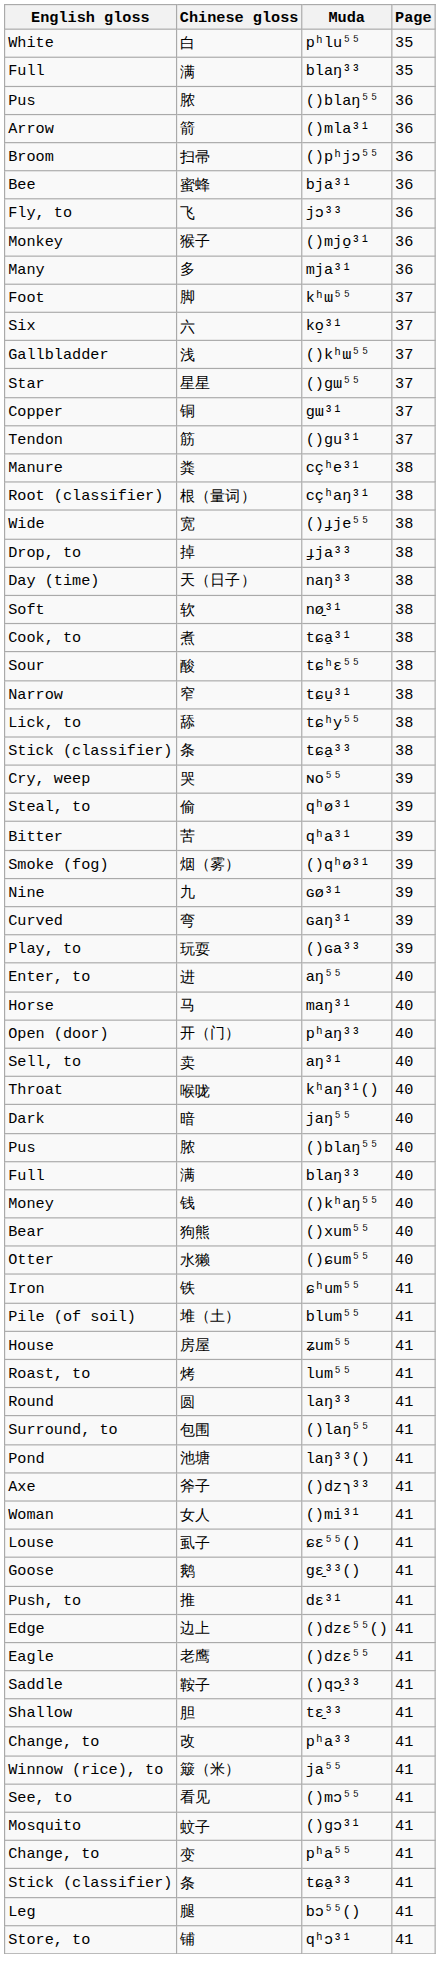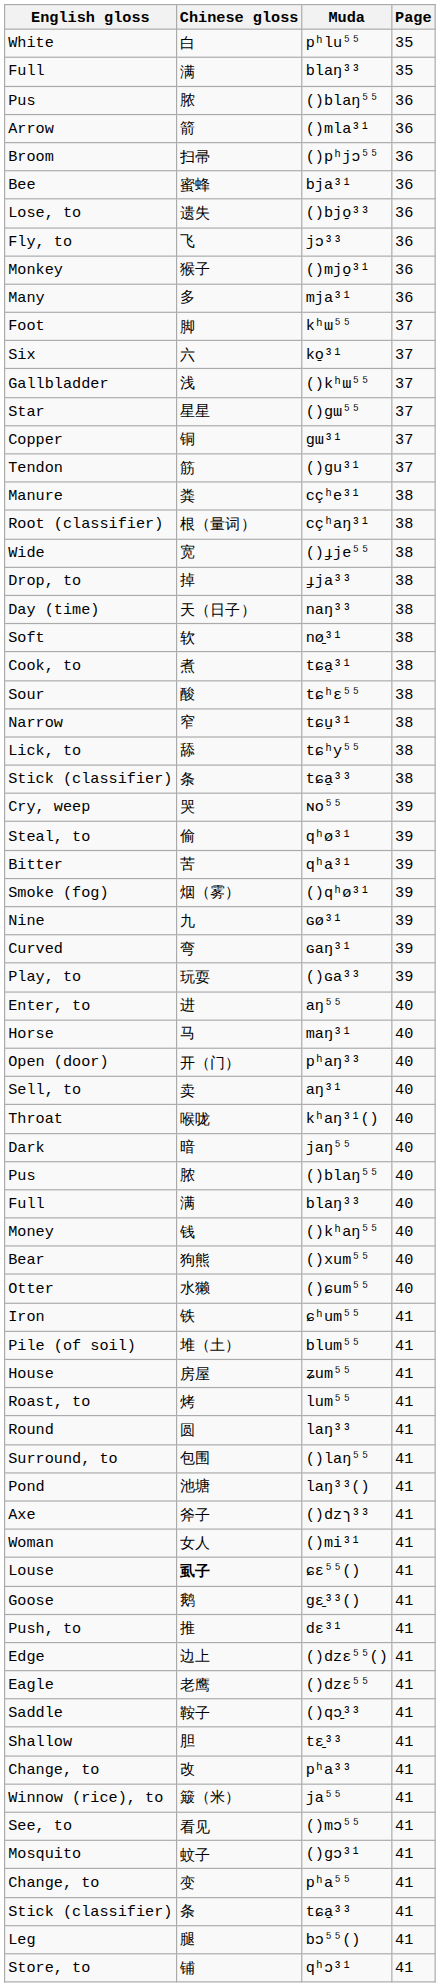+ row: (338, 213)
(195, 1544) normal -> (195, 1572) bold
